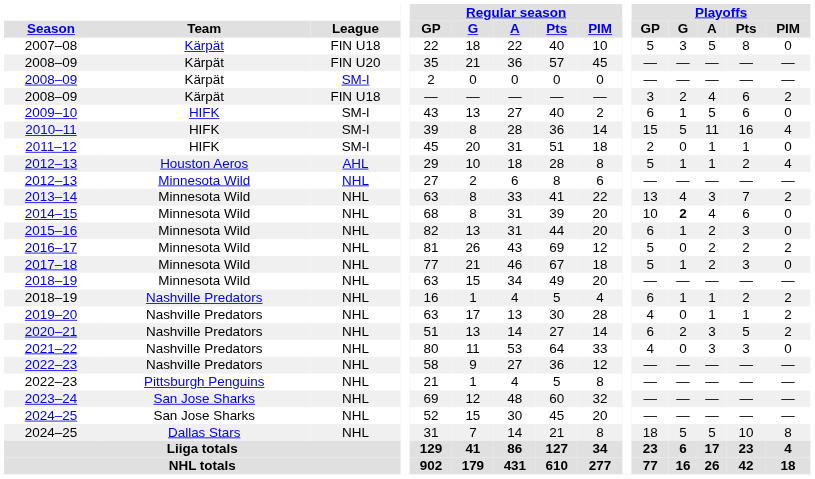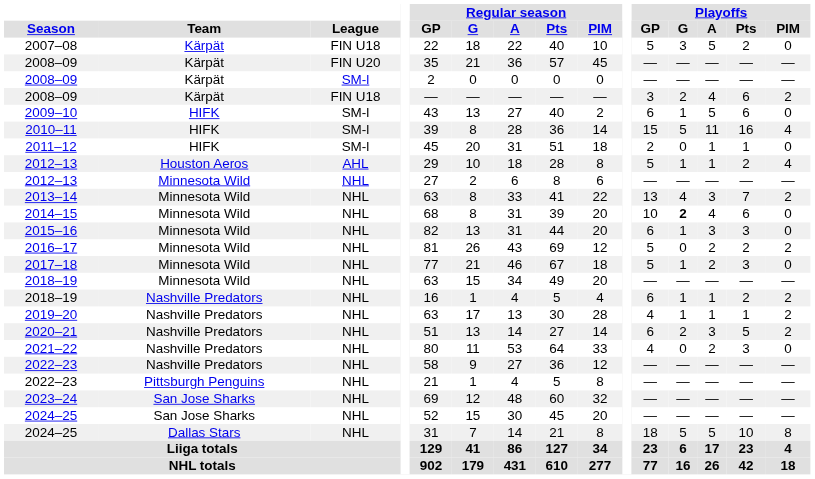(746, 46) 8 -> (746, 46) 2
(712, 230) 2 -> (712, 230) 3
(683, 314) 0 -> (683, 314) 1
(712, 348) 3 -> (712, 348) 2
